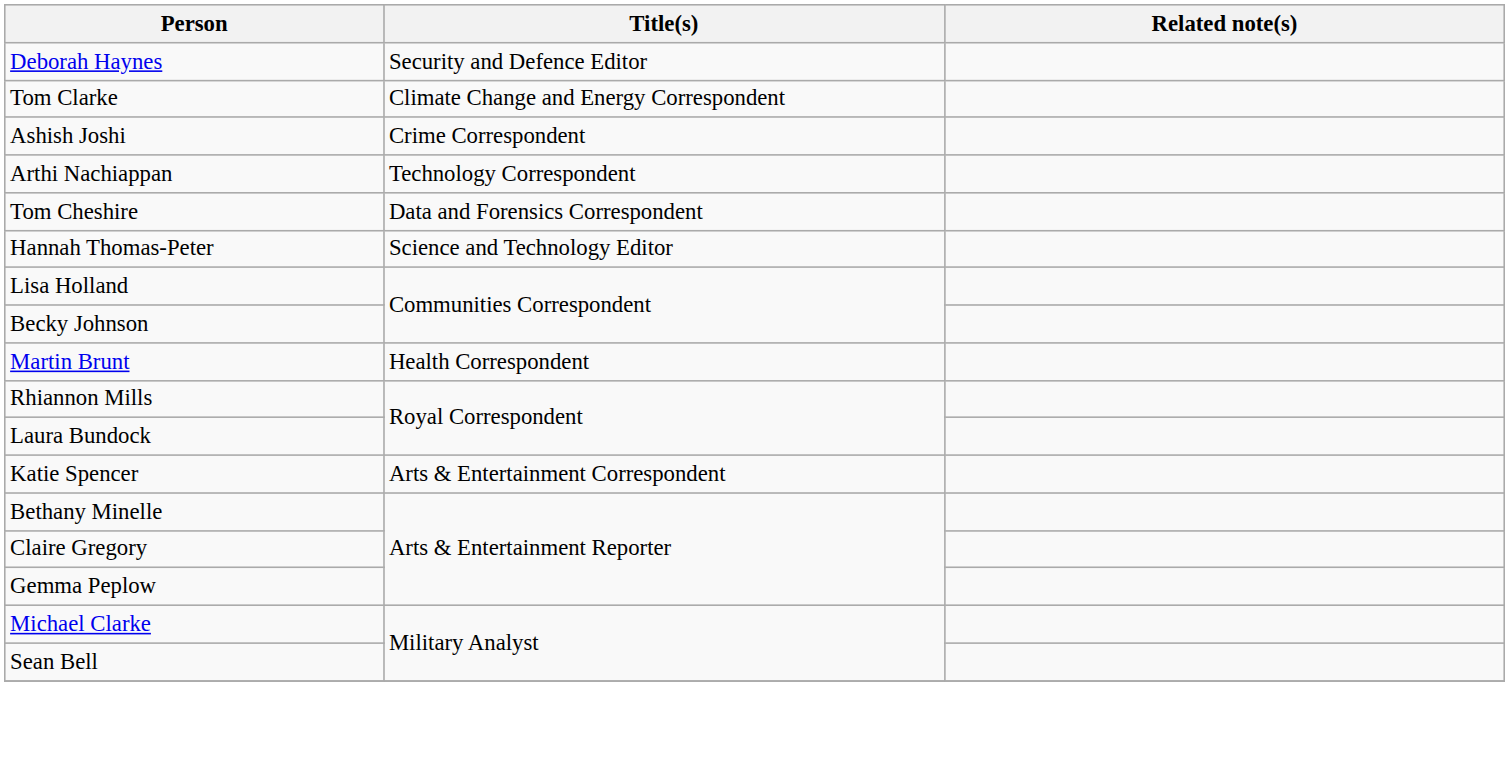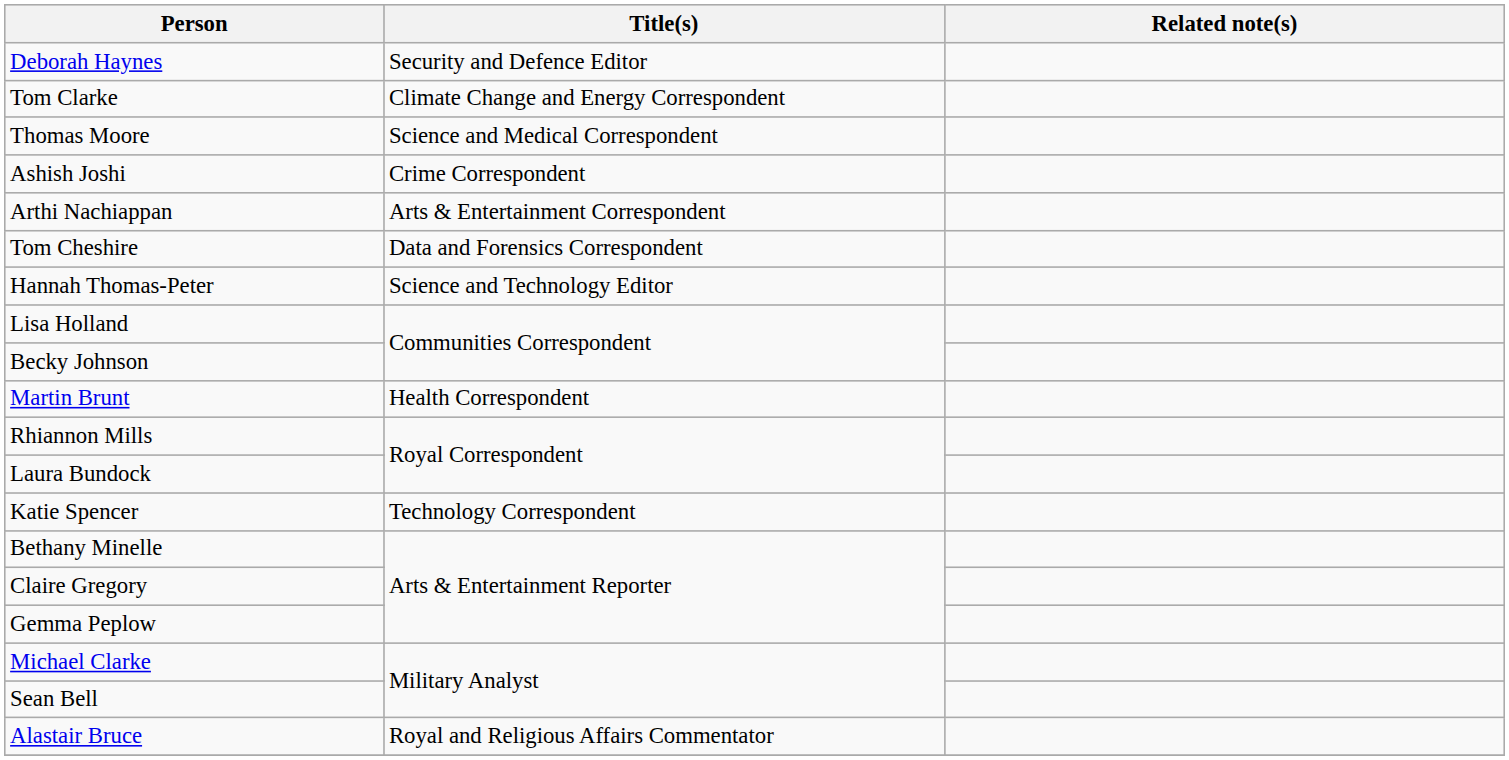+ row: (80, 136)
(512, 173) Technology Correspondent -> (557, 211) Arts & Entertainment Correspondent
(557, 473) Arts & Entertainment Correspondent -> (512, 511) Technology Correspondent
+ row: (76, 736)
